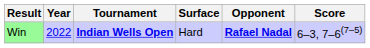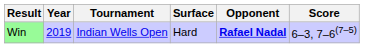(59, 32) 2022 -> (59, 32) 2019
(125, 32) bold -> (122, 32) normal
